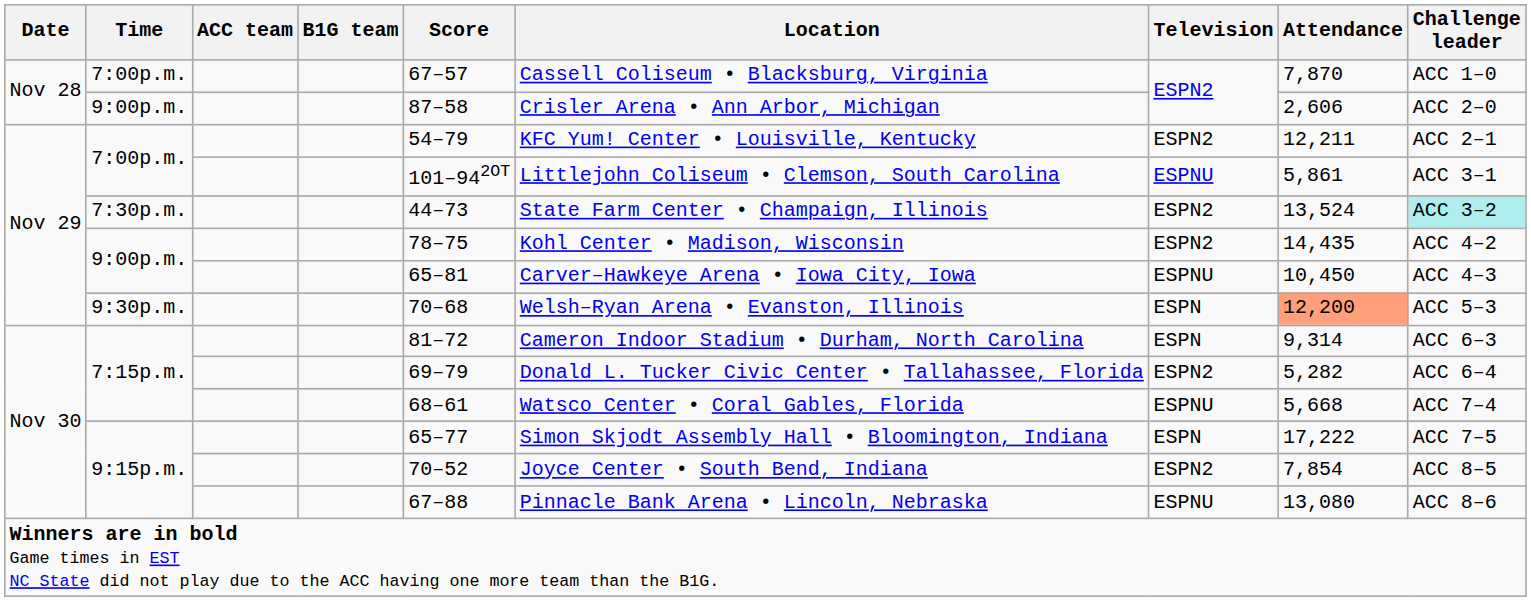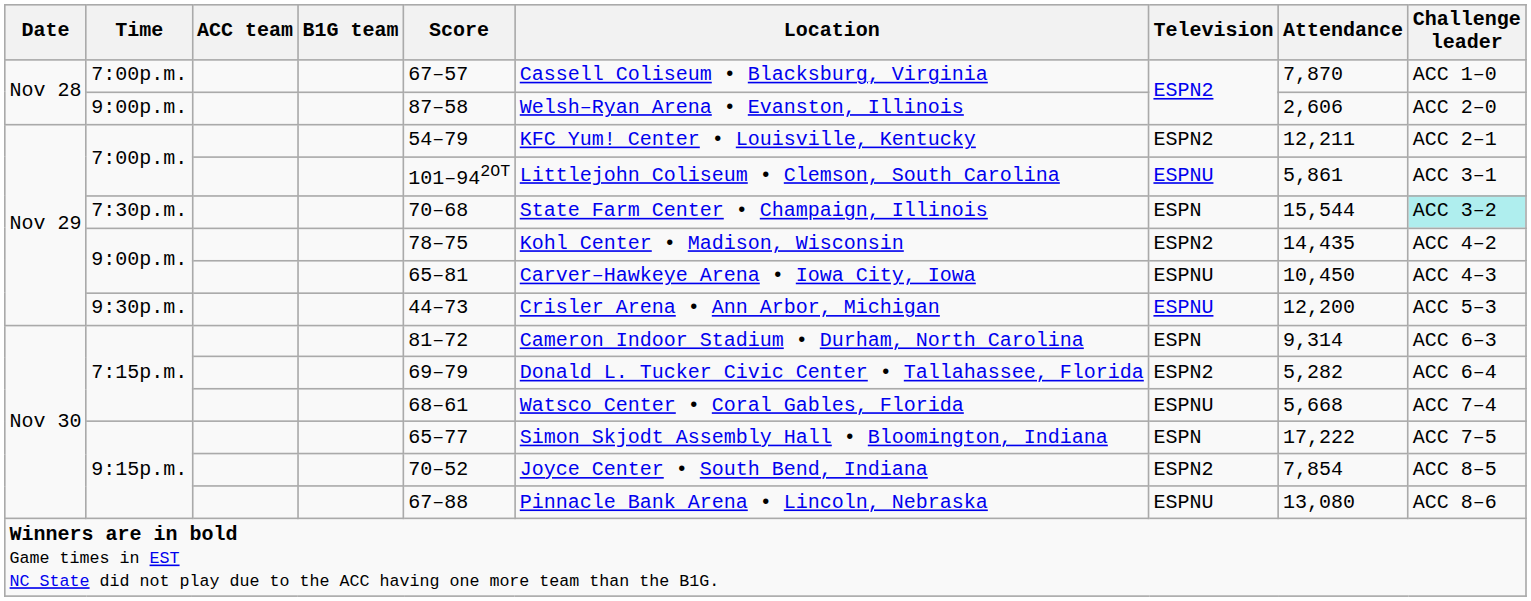(730, 109) Crisler Arena • Ann Arbor, Michigan -> (742, 109) Welsh–Ryan Arena • Evanston, Illinois
(438, 212) 44–73 -> (438, 212) 70–68
(1183, 212) ESPN2 -> (1177, 212) ESPN
(1319, 212) 13,524 -> (1319, 212) 15,544
(438, 309) 70–68 -> (438, 309) 44–73
(742, 309) Welsh–Ryan Arena • Evanston, Illinois -> (730, 309) Crisler Arena • Ann Arbor, Michigan
(1177, 309) ESPN -> (1183, 309) ESPNU
(1319, 309) lightsalmon background -> (1319, 309) no background
